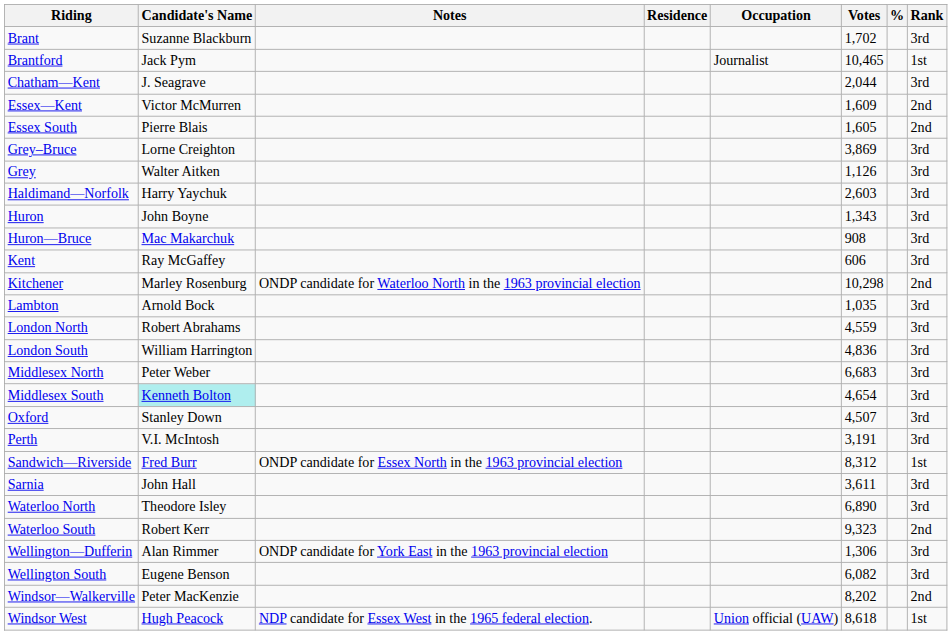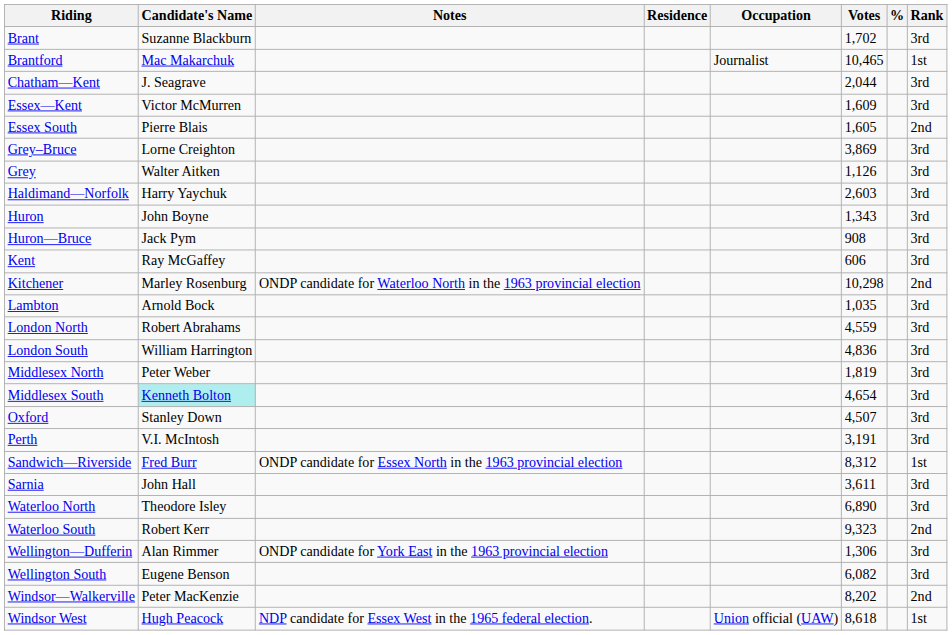(169, 60) Jack Pym -> (188, 60) Mac Makarchuk
(921, 104) 2nd -> (920, 104) 3rd
(188, 238) Mac Makarchuk -> (169, 238) Jack Pym
(861, 372) 6,683 -> (861, 372) 1,819
